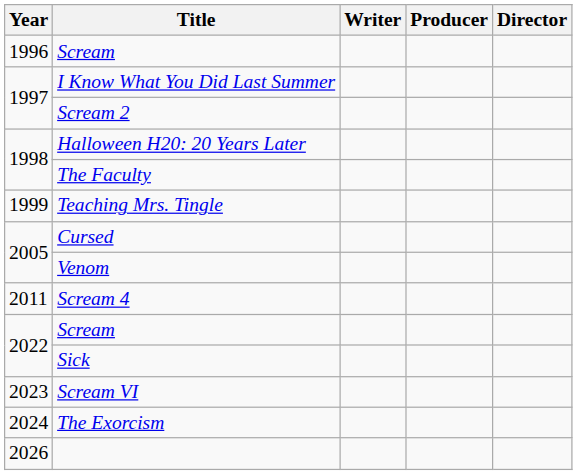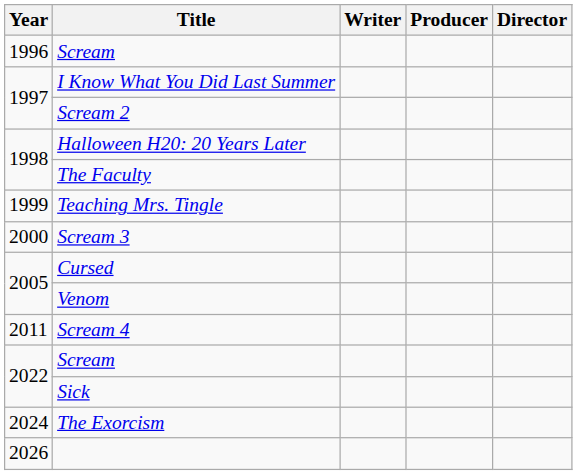+ row: (29, 236)
- row: (29, 391)
